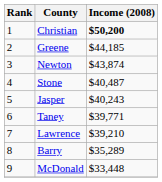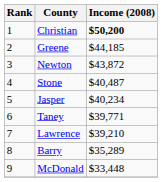(106, 64) $43,874 -> (106, 64) $43,872
(106, 99) $40,243 -> (106, 99) $40,234
